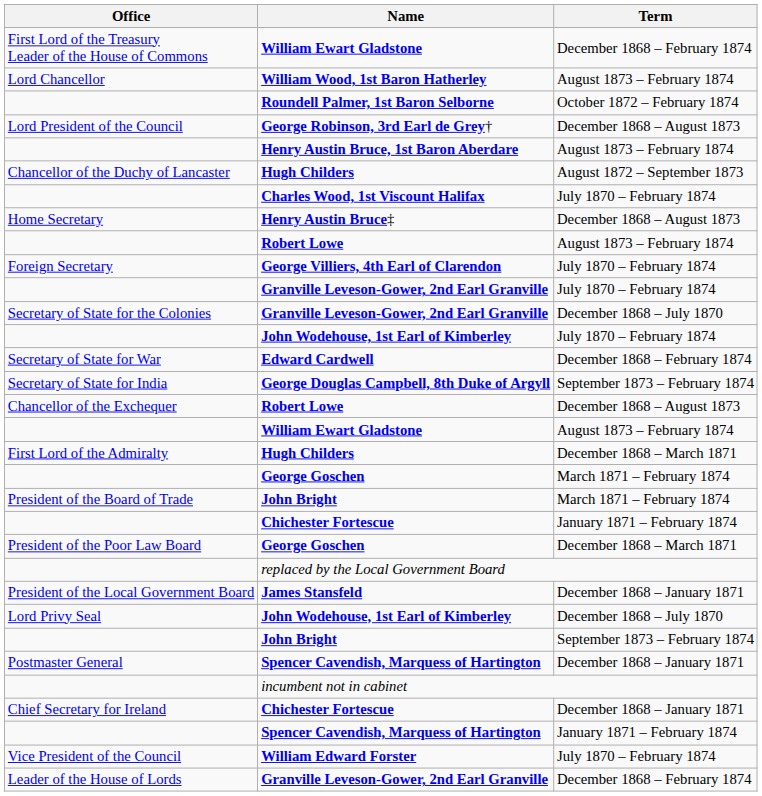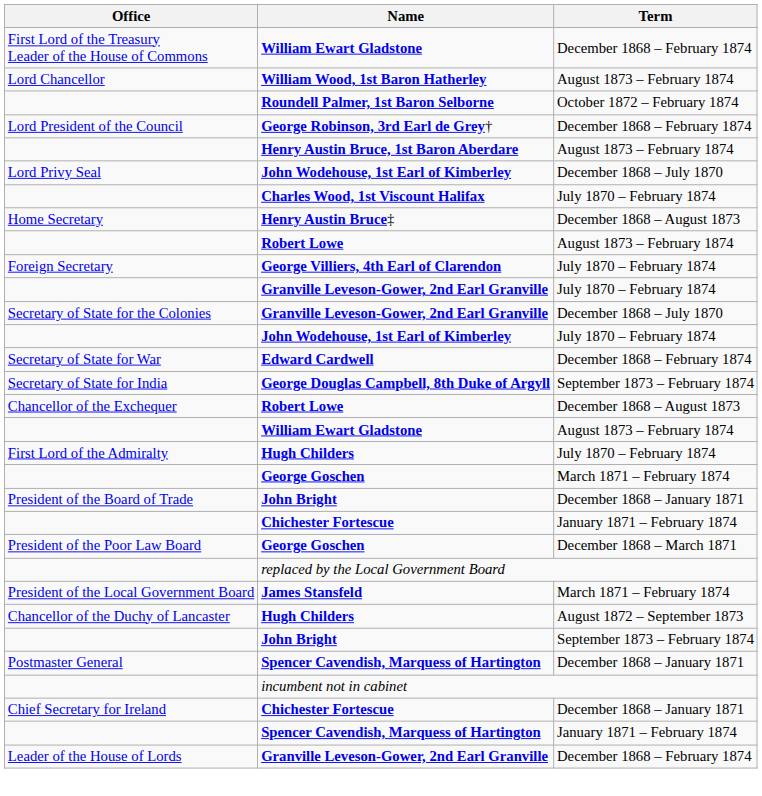(649, 126) December 1868 – August 1873 -> (654, 126) December 1868 – February 1874
rows swapped: (54, 616) <-> (119, 172)
(647, 452) December 1868 – March 1871 -> (636, 452) July 1870 – February 1874
(643, 499) March 1871 – February 1874 -> (651, 499) December 1868 – January 1871
(651, 593) December 1868 – January 1871 -> (643, 593) March 1871 – February 1874
- row: (94, 756)
